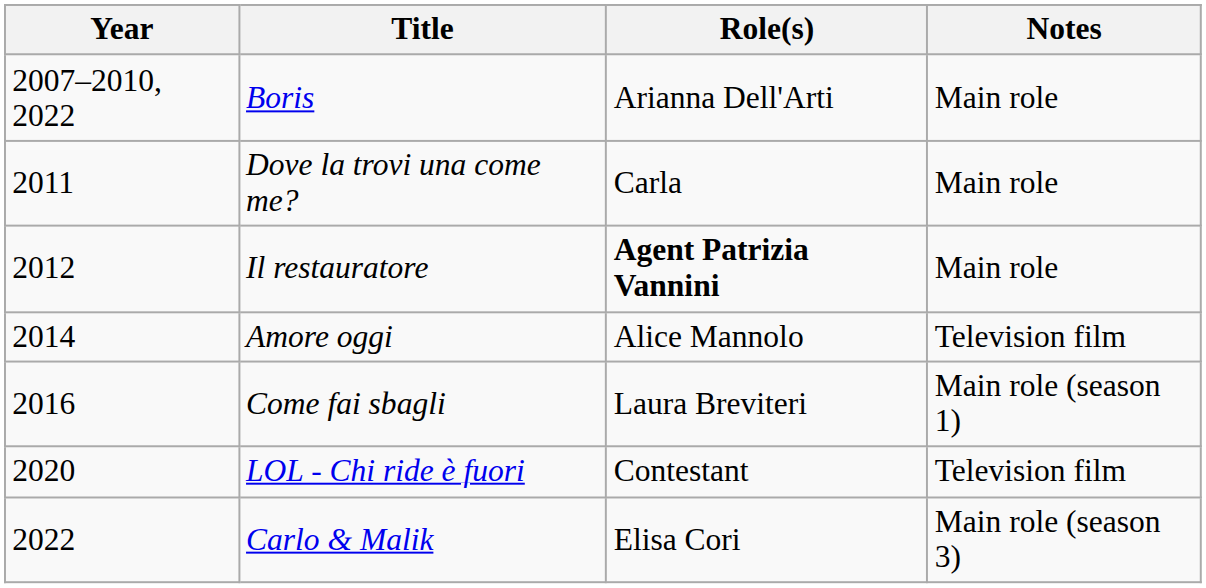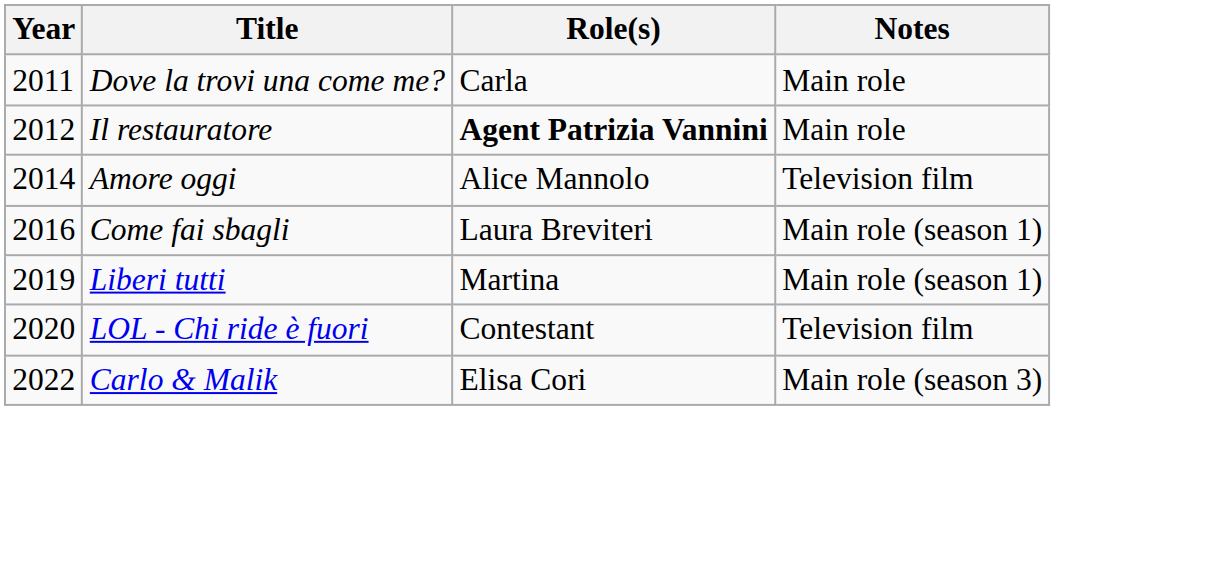- row: (280, 97)
+ row: (158, 279)
